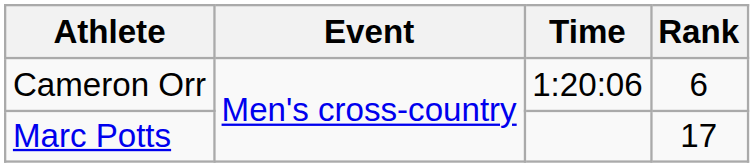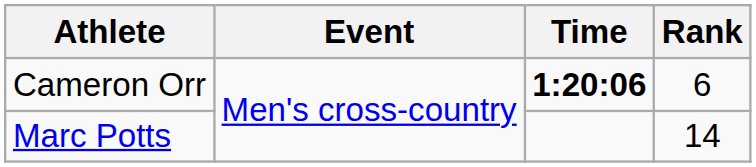(587, 84) normal -> (589, 84) bold
(699, 136) 17 -> (702, 136) 14
